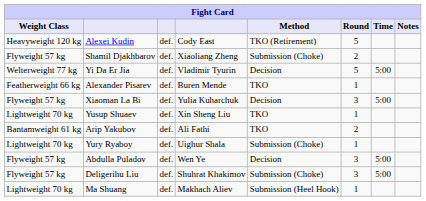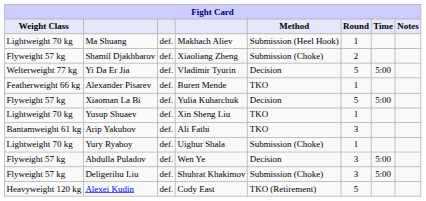rows swapped: (110, 41) <-> (106, 188)
(356, 100) 3 -> (356, 100) 5
(356, 129) 2 -> (356, 129) 3
